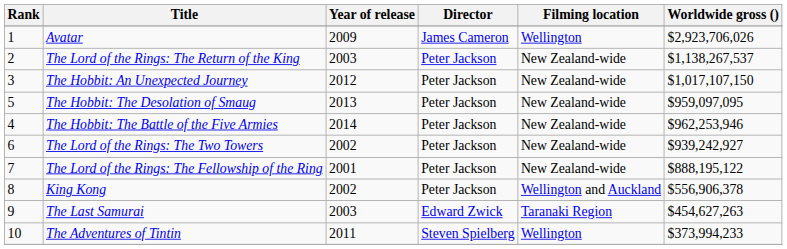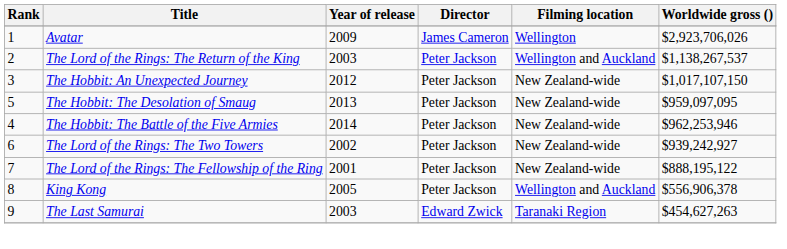(573, 59) New Zealand-wide -> (585, 59) Wellington and Auckland
(343, 189) 2002 -> (343, 189) 2005
- row: (114, 233)
